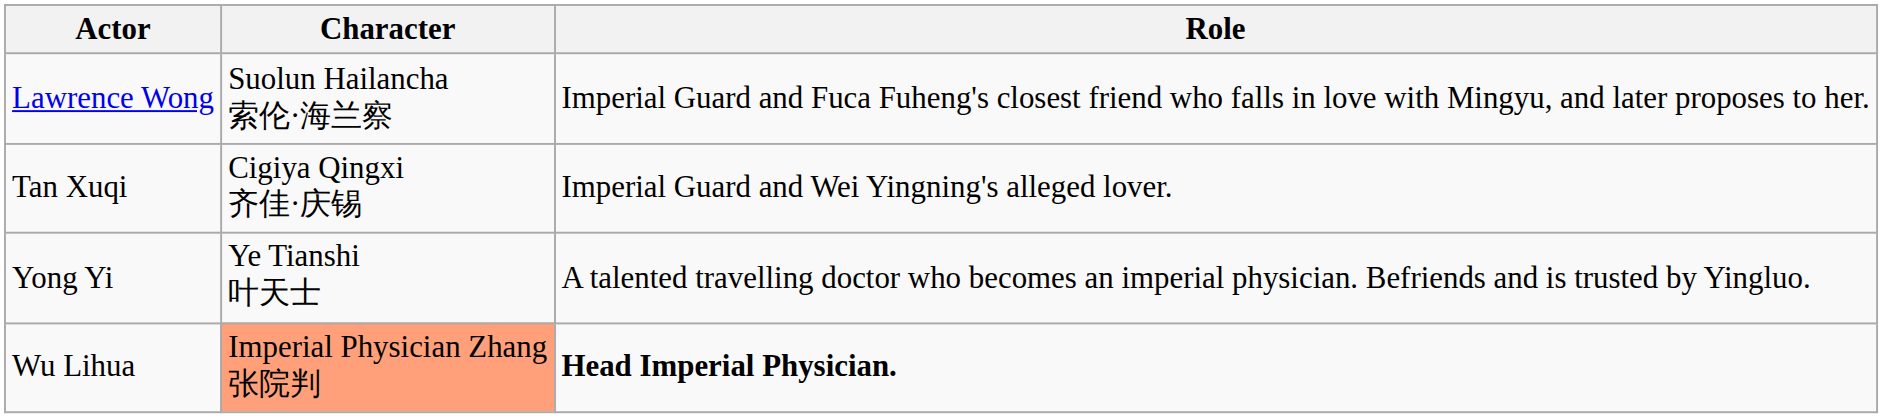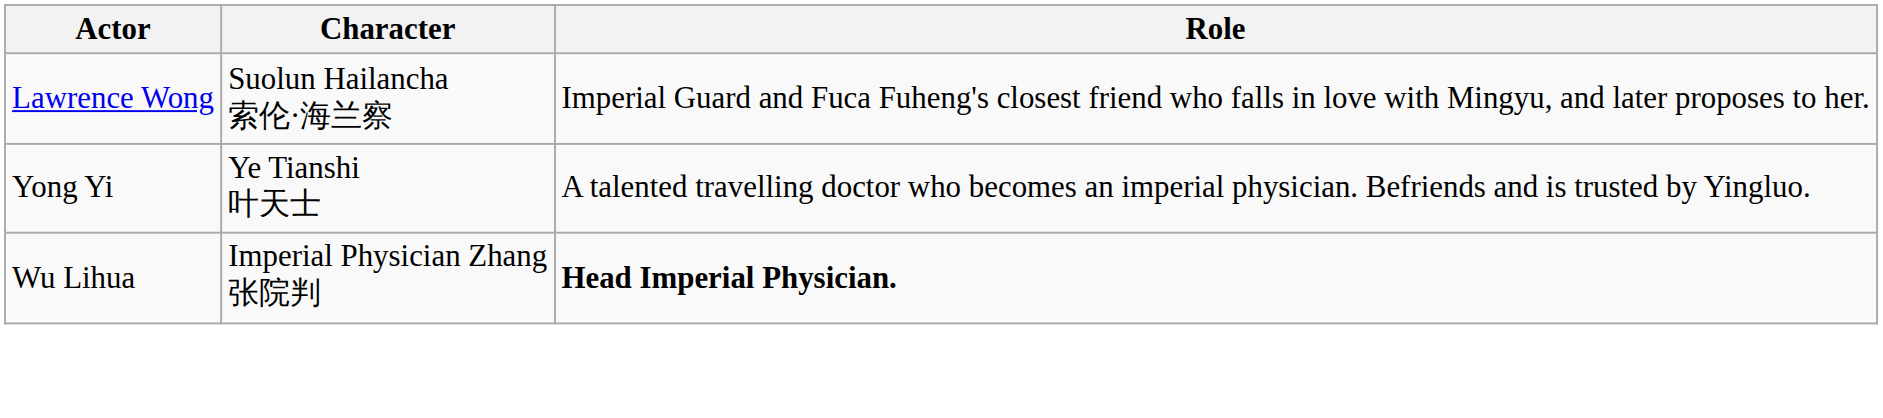- row: (70, 187)
(388, 364) lightsalmon background -> (388, 275) no background
